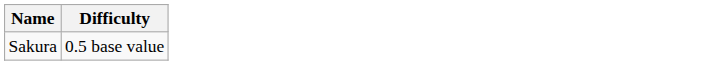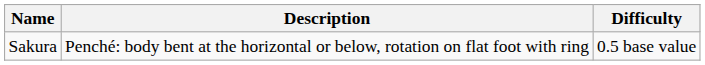+ column: (327, 18)
